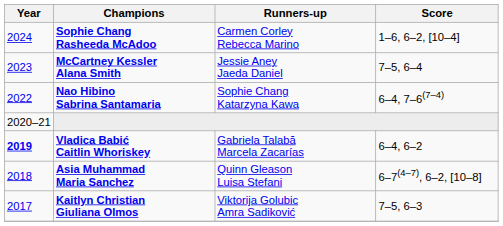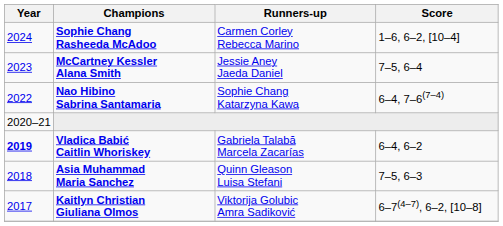(430, 176) 6–7(4–7), 6–2, [10–8] -> (400, 176) 7–5, 6–3
(400, 207) 7–5, 6–3 -> (430, 207) 6–7(4–7), 6–2, [10–8]
